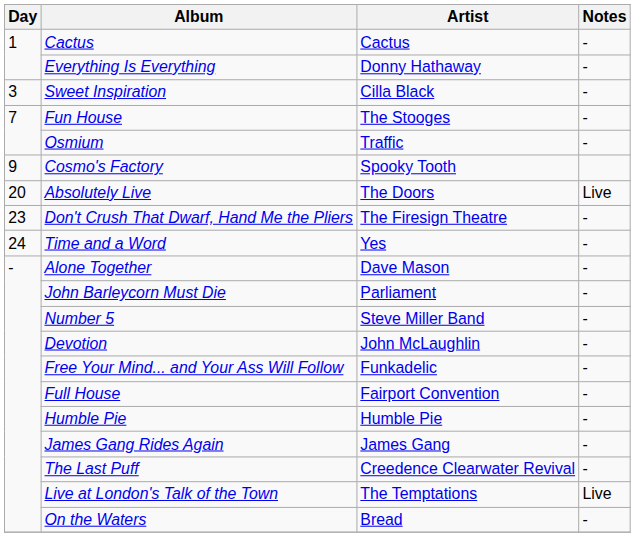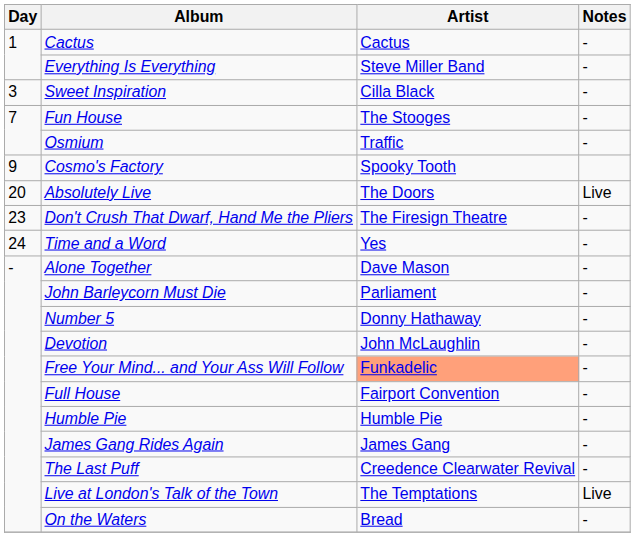(421, 67) Donny Hathaway -> (422, 67) Steve Miller Band
(422, 318) Steve Miller Band -> (421, 318) Donny Hathaway
(399, 368) no background -> (399, 368) lightsalmon background
